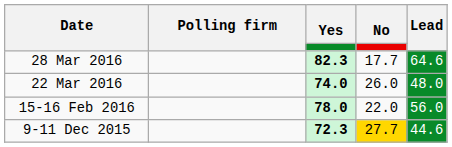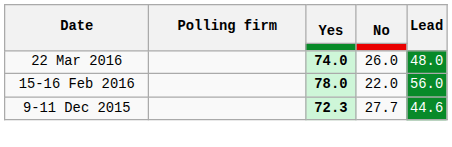- row: (77, 62)
(381, 131) gold background -> (381, 108) no background
